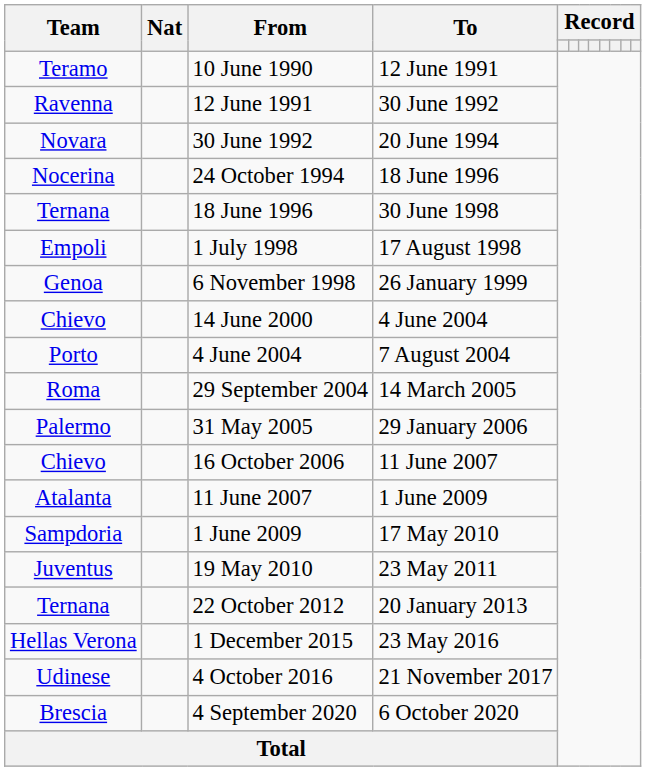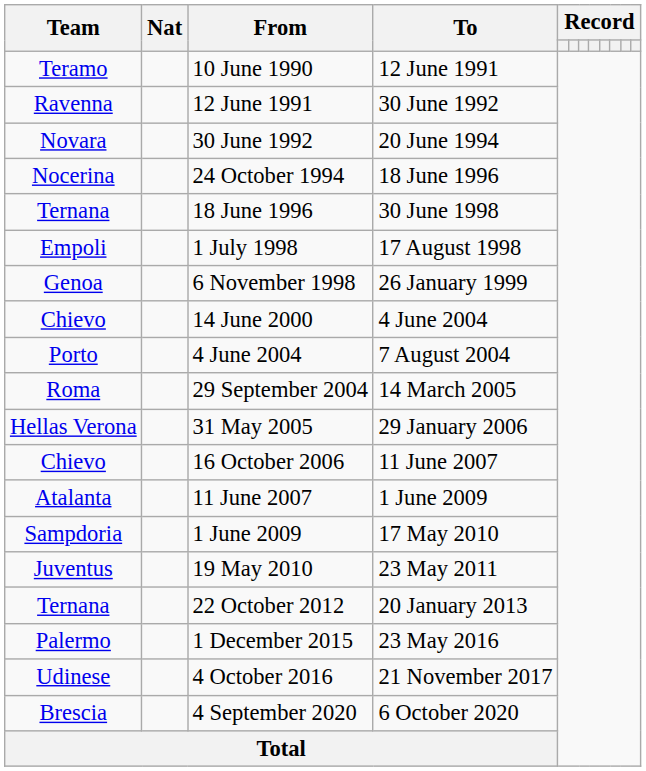(73, 426) Palermo -> (73, 426) Hellas Verona
(73, 641) Hellas Verona -> (73, 641) Palermo
